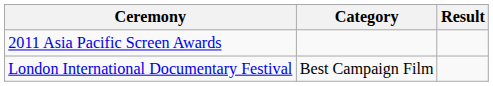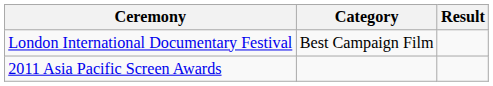rows swapped: (150, 68) <-> (115, 42)
